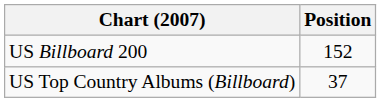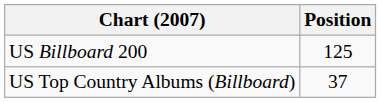(338, 50) 152 -> (338, 50) 125
